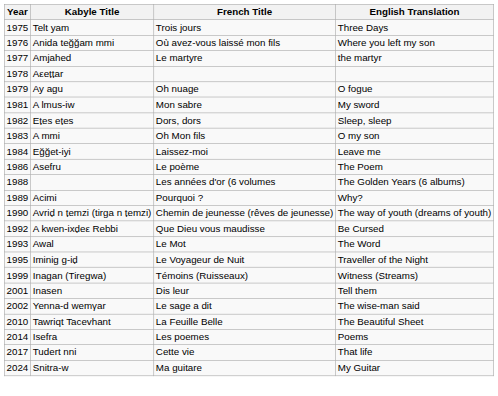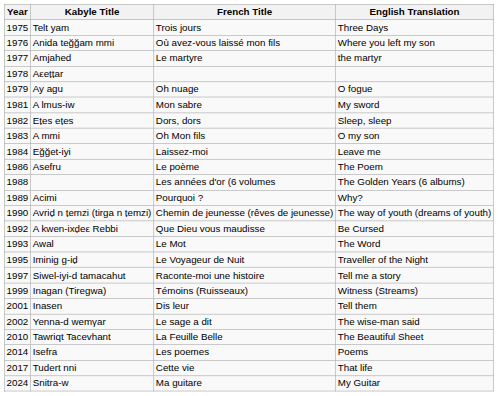+ row: (79, 275)
